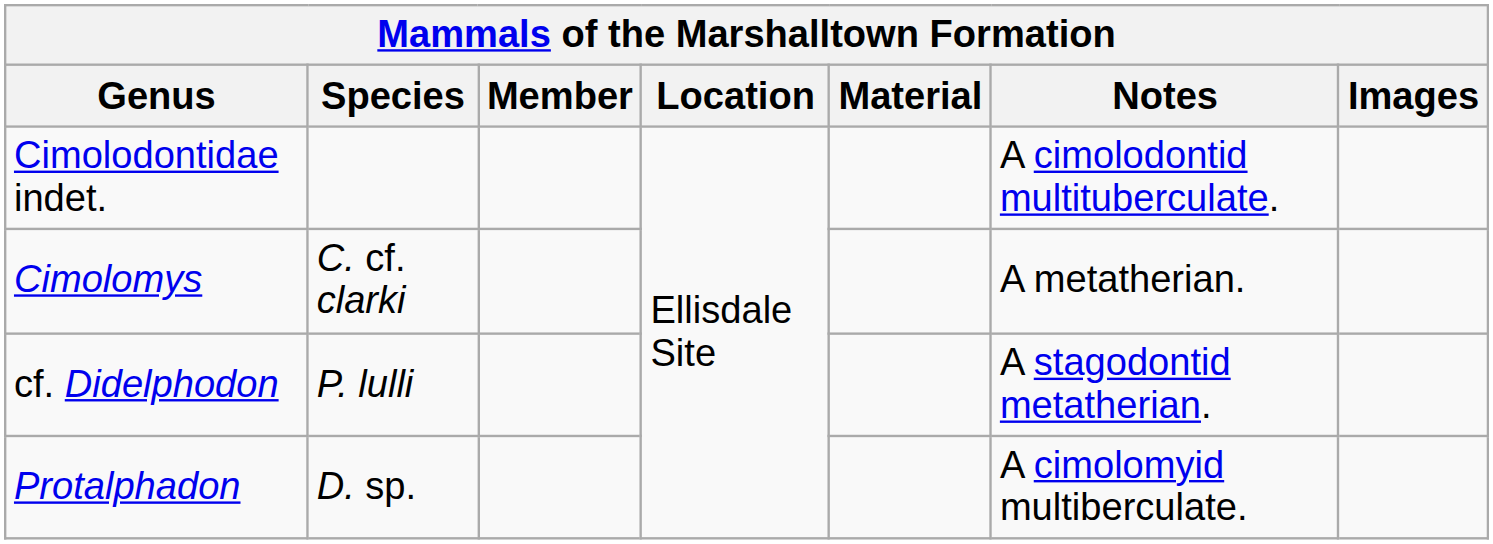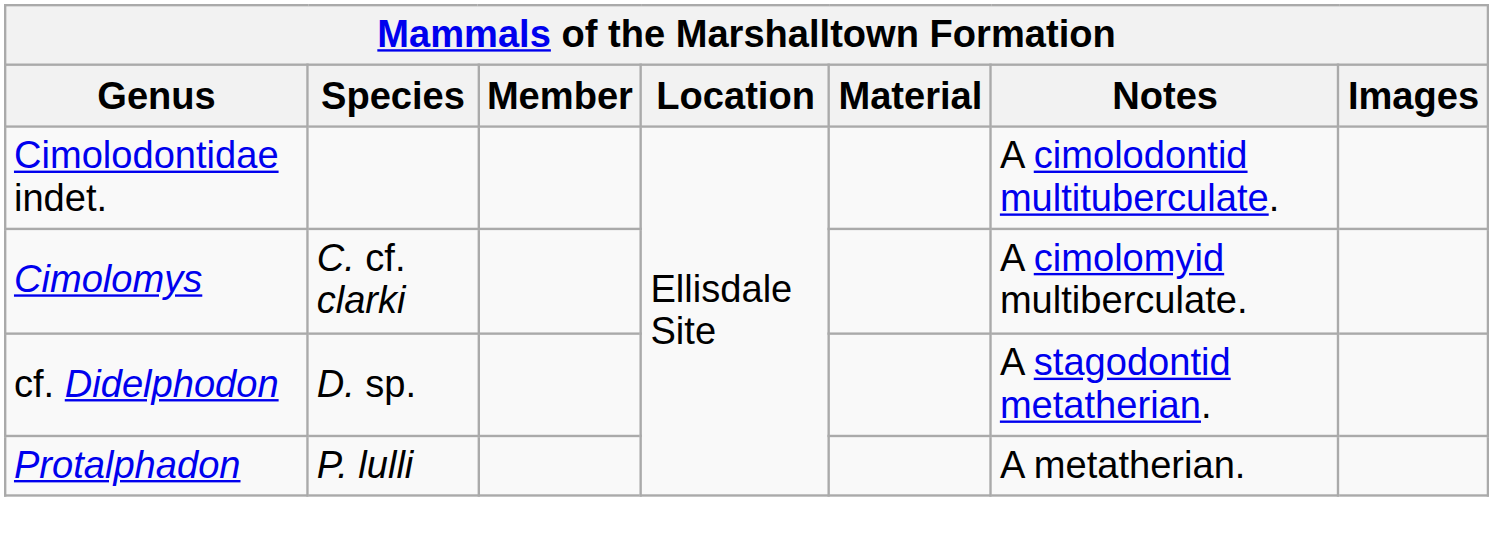(1123, 280) A metatherian. -> (1124, 280) A cimolomyid multiberculate.
(365, 383) P. lulli -> (366, 383) D. sp.
(366, 486) D. sp. -> (365, 465) P. lulli
(1124, 486) A cimolomyid multiberculate. -> (1123, 465) A metatherian.
